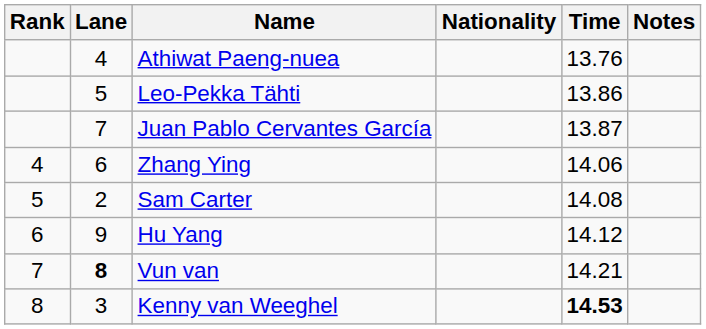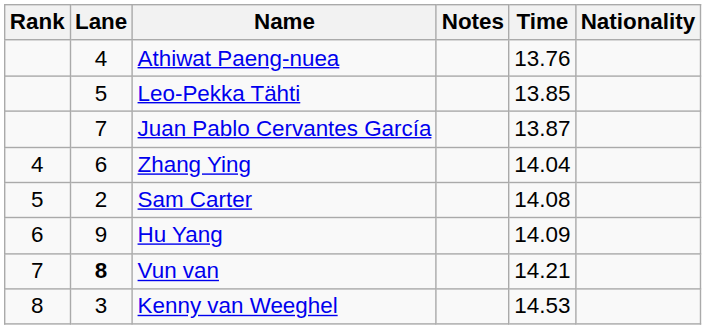columns swapped: (499, 22) <-> (664, 22)
(595, 93) 13.86 -> (542, 93) 13.85
(595, 164) 14.06 -> (542, 164) 14.04
(595, 235) 14.12 -> (542, 235) 14.09
(595, 306) bold -> (542, 306) normal
